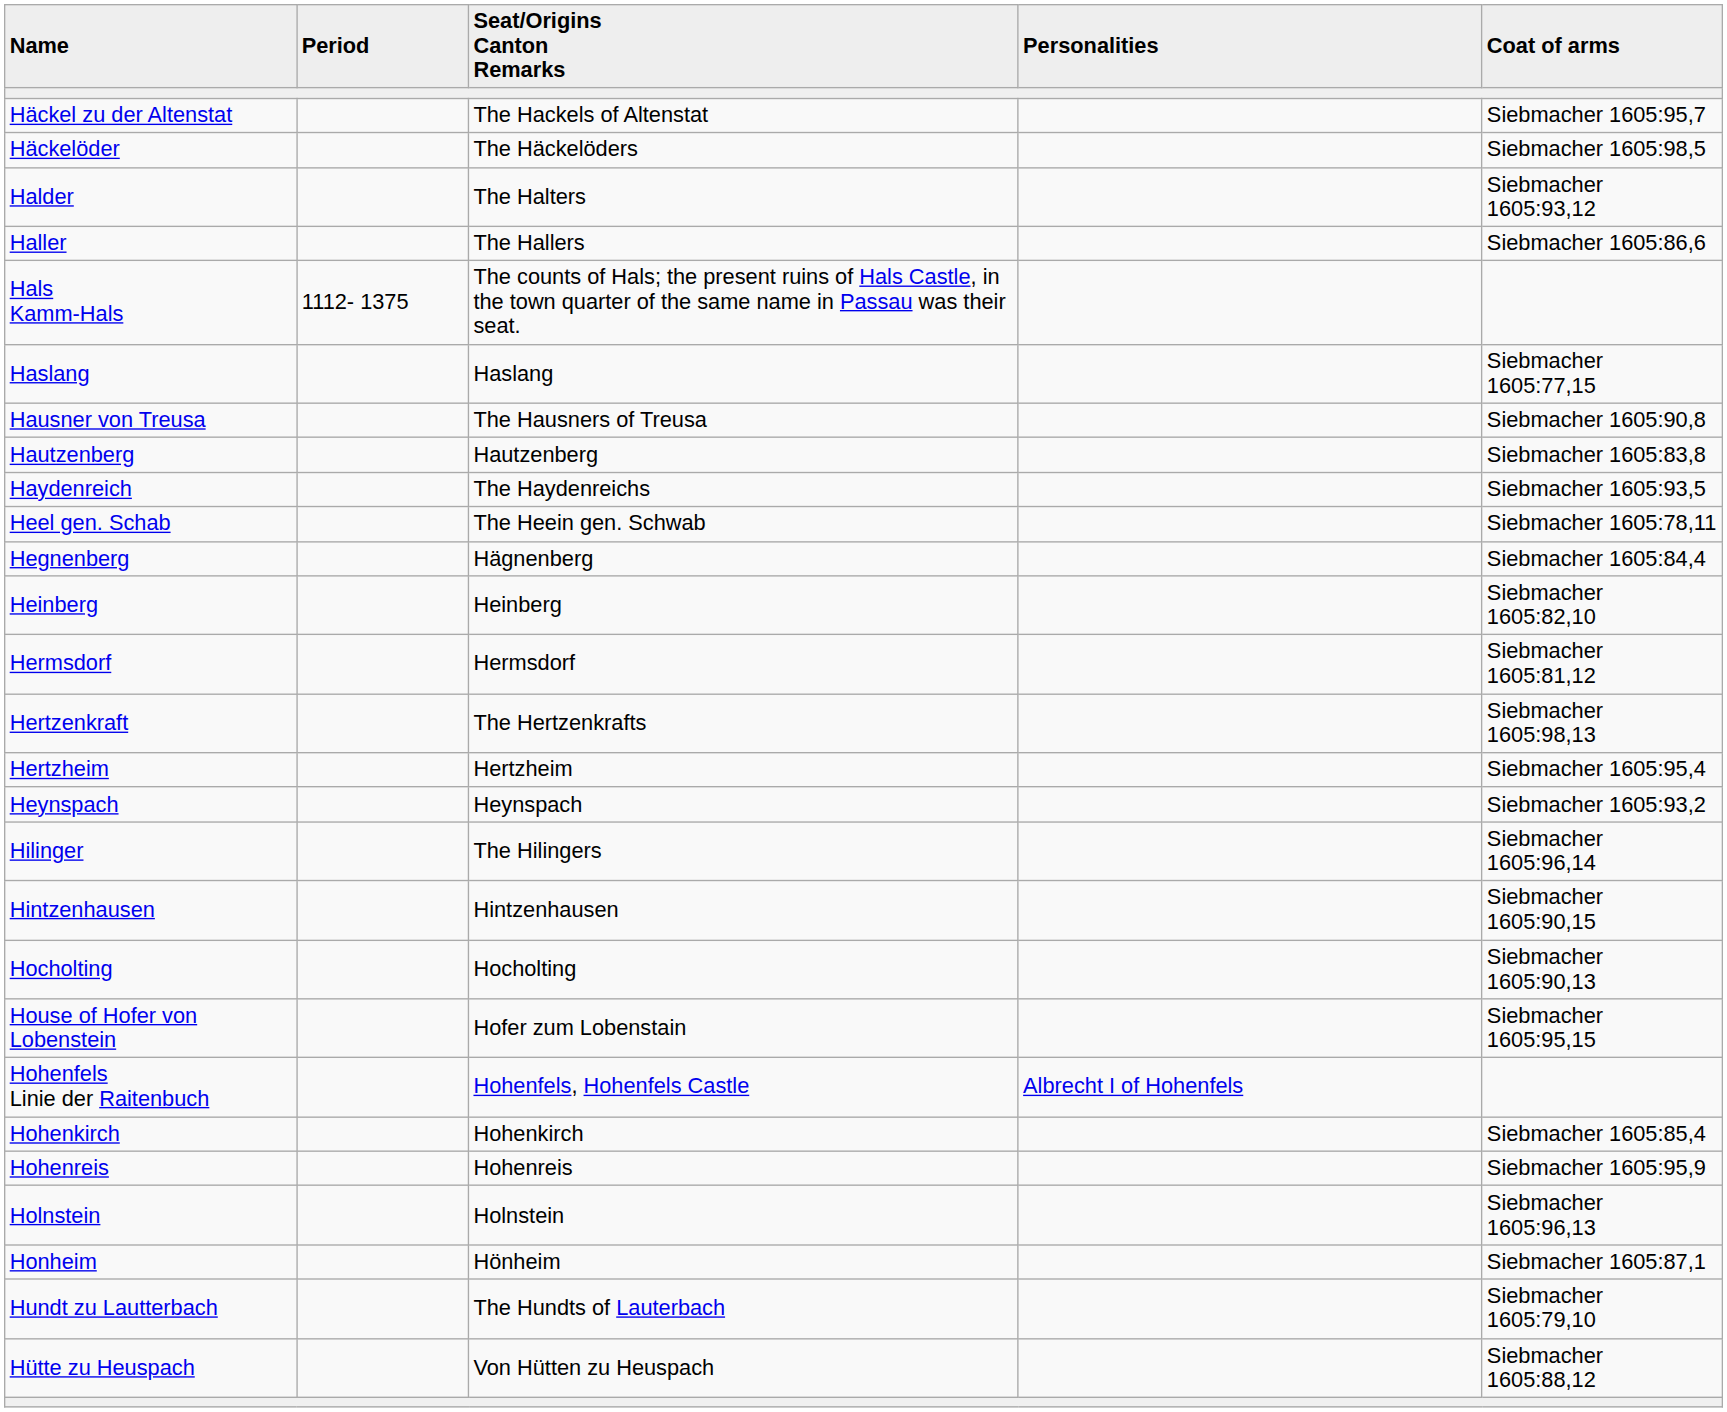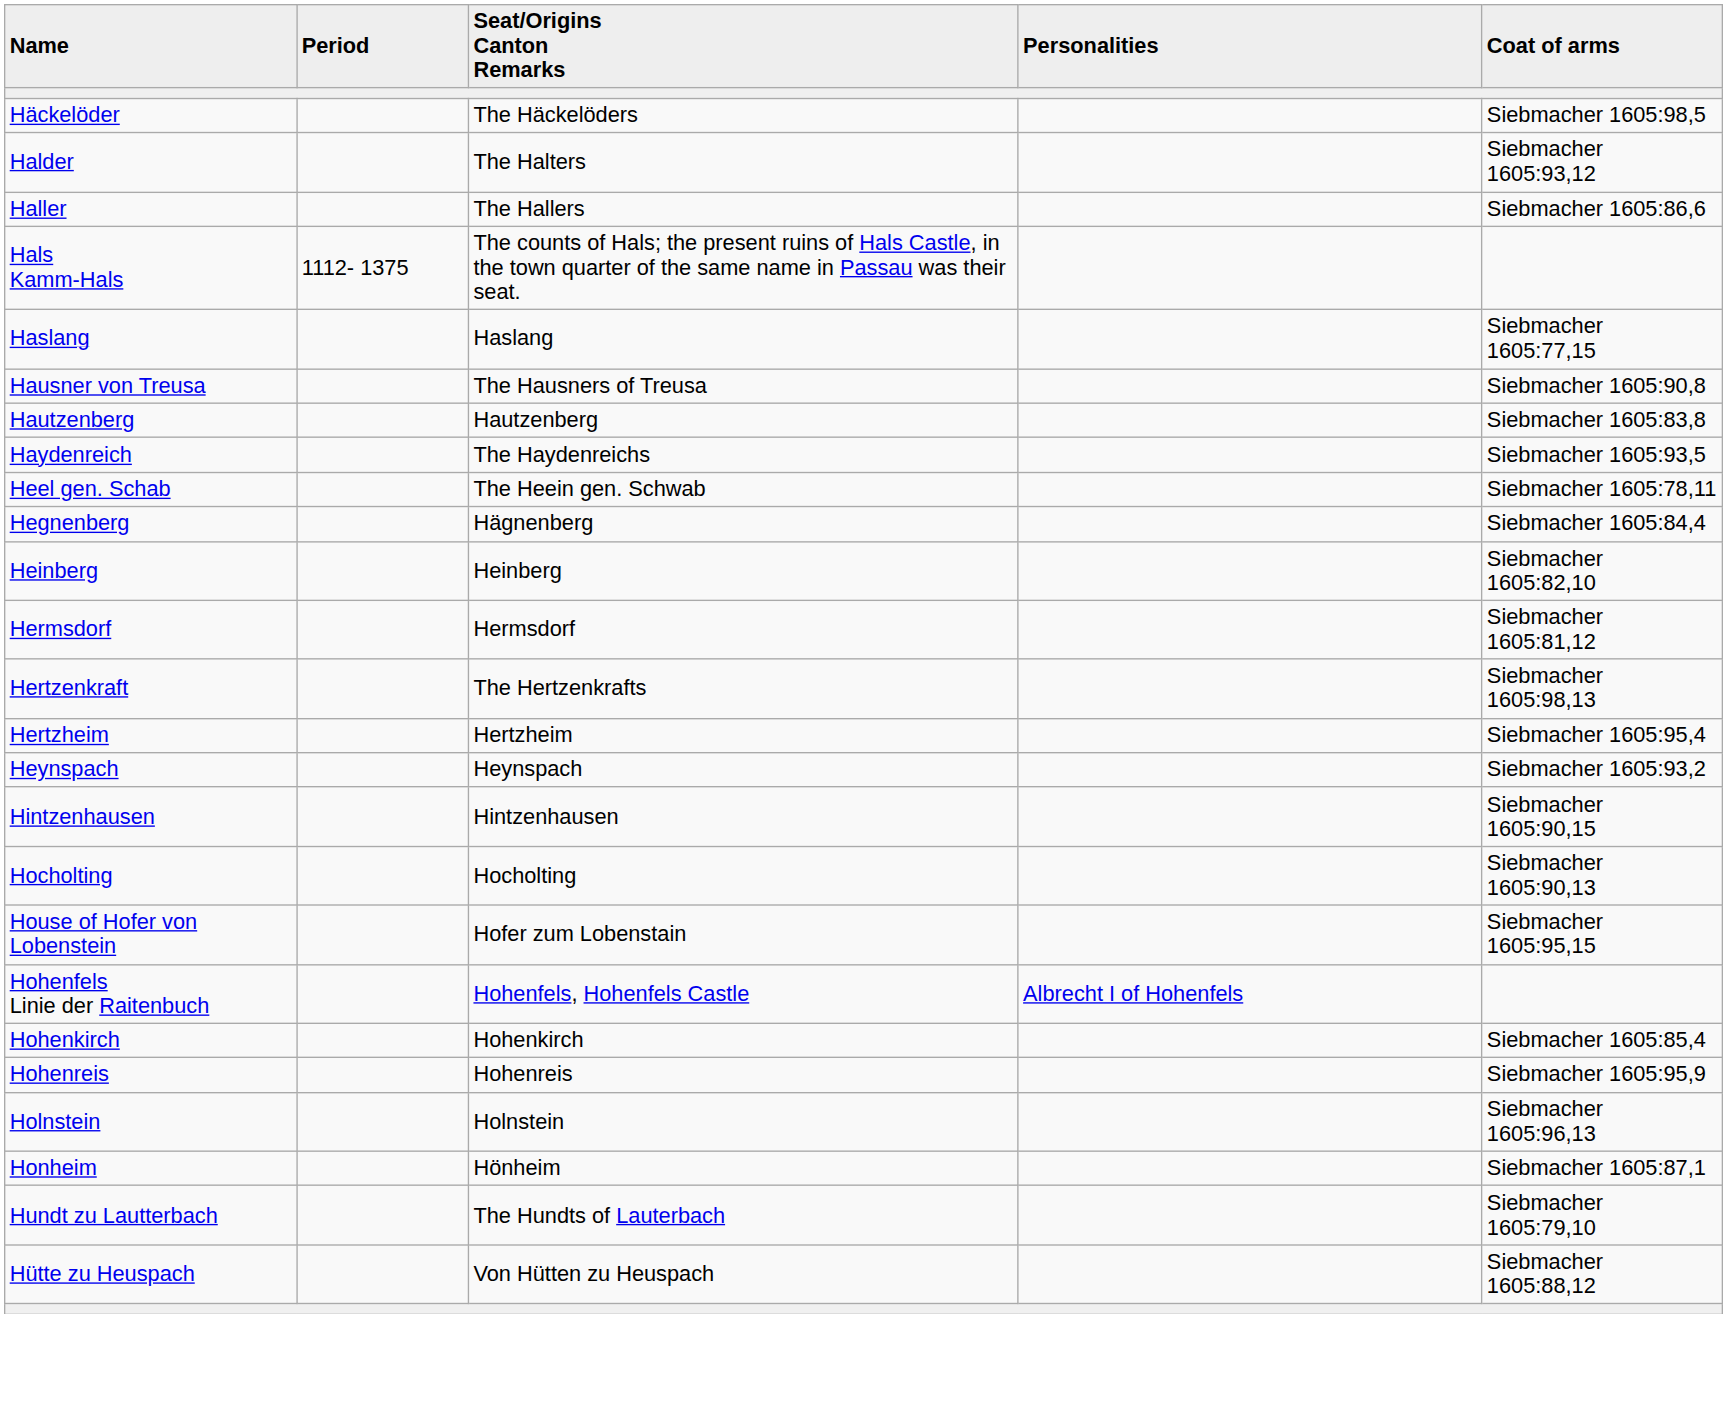- row: (121, 115)
- row: (47, 851)
